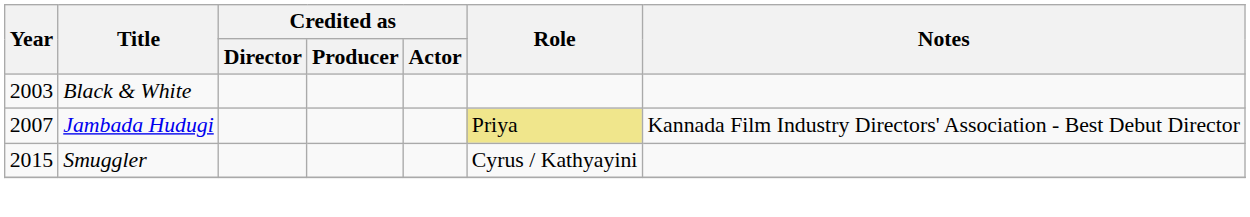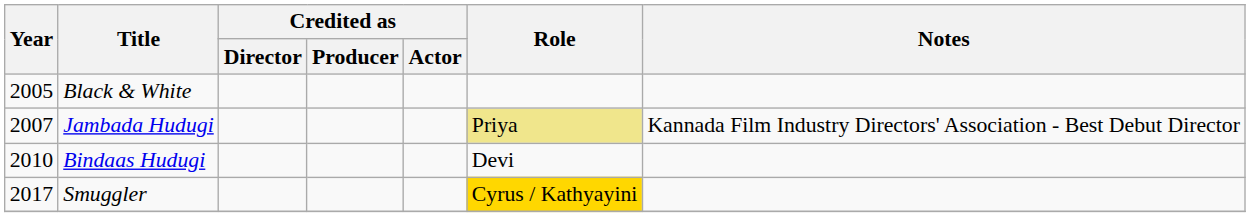(31, 90) 2003 -> (31, 90) 2005
+ row: (134, 159)
(31, 159) 2015 -> (31, 194) 2017
(555, 159) no background -> (555, 194) gold background
